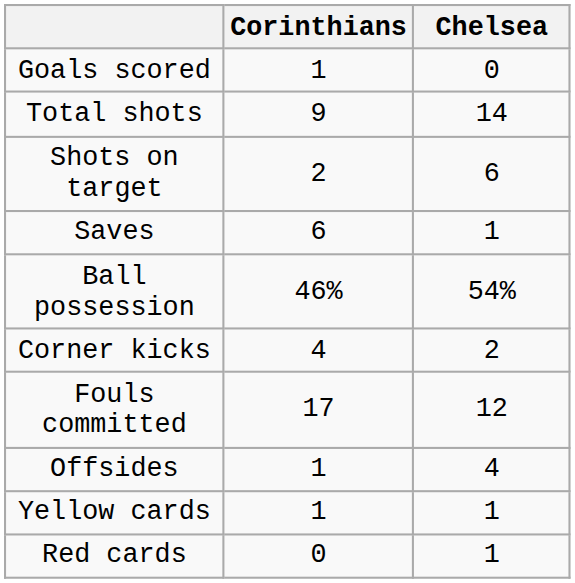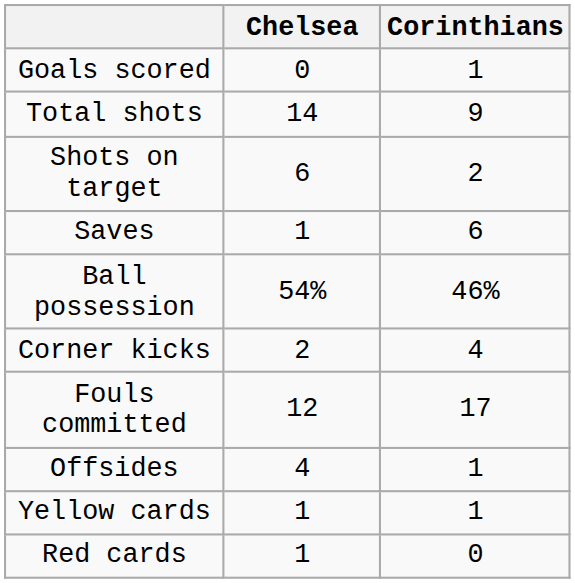columns swapped: (319, 27) <-> (492, 27)
